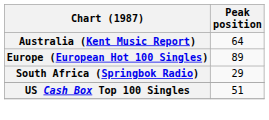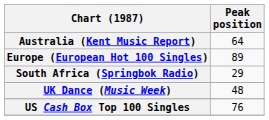+ row: (108, 90)
(238, 90) 51 -> (238, 107) 76
